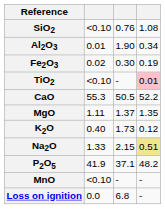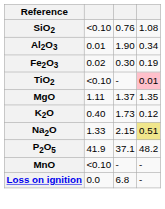- row: (44, 97)
